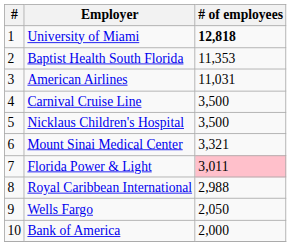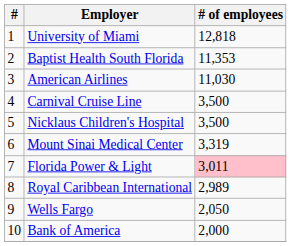(217, 36) bold -> (217, 36) normal
(217, 79) 11,031 -> (217, 79) 11,030
(214, 144) 3,321 -> (214, 144) 3,319
(214, 187) 2,988 -> (214, 187) 2,989
